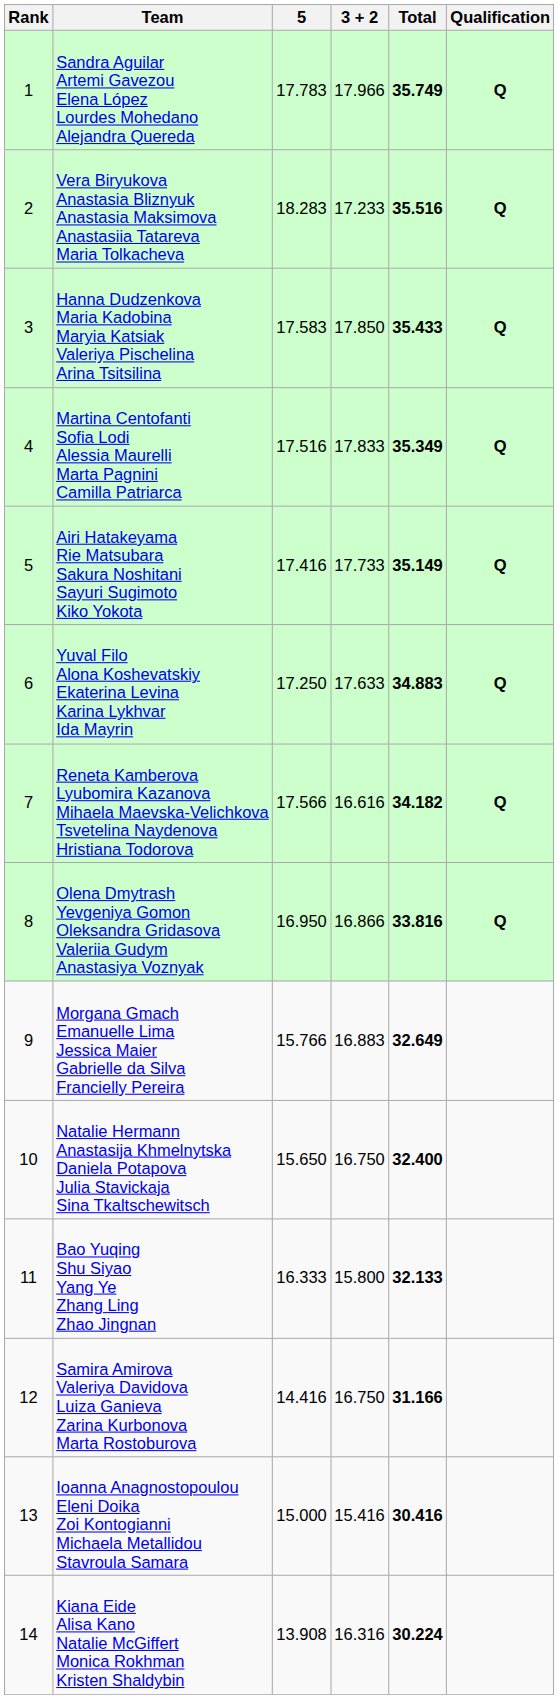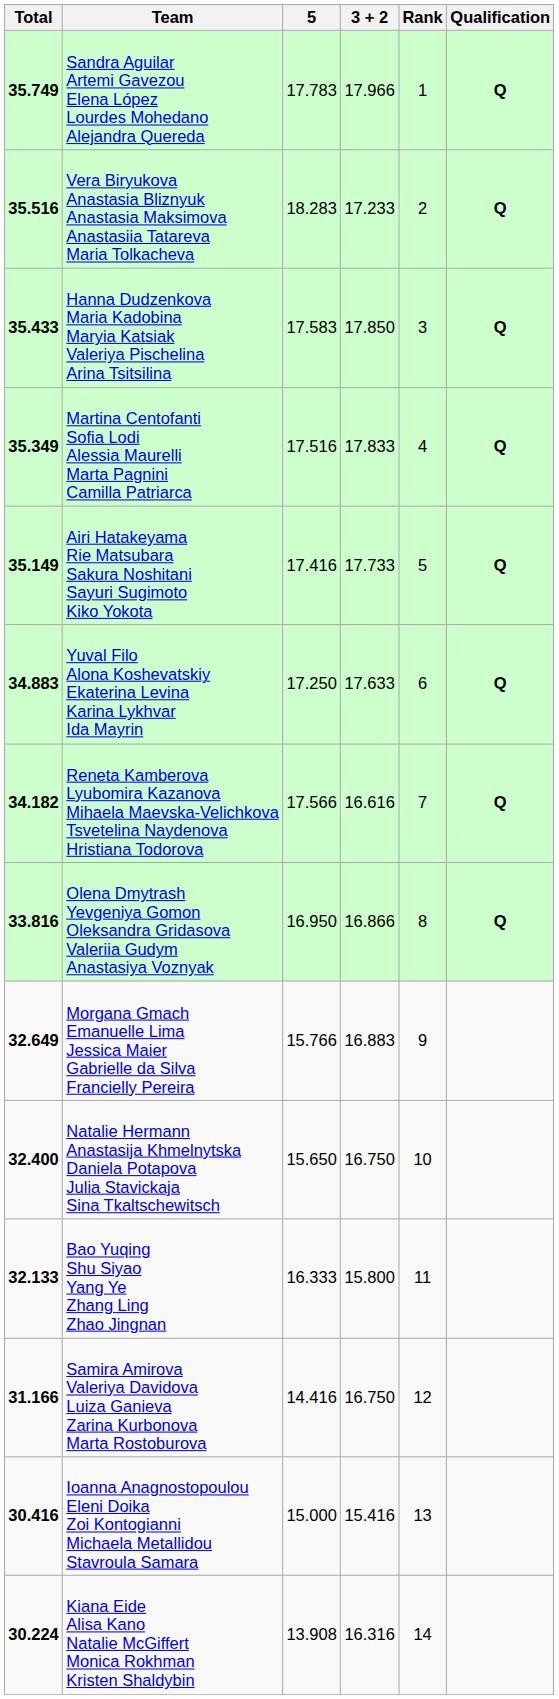columns swapped: (28, 17) <-> (418, 17)
